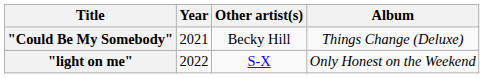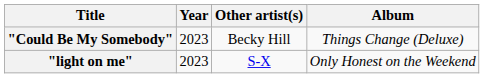(194, 38) 2021 -> (194, 38) 2023
(194, 61) 2022 -> (194, 61) 2023
